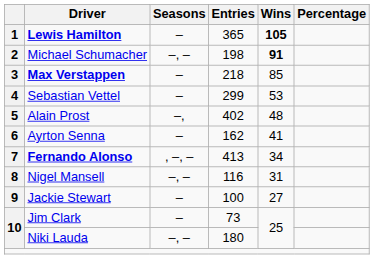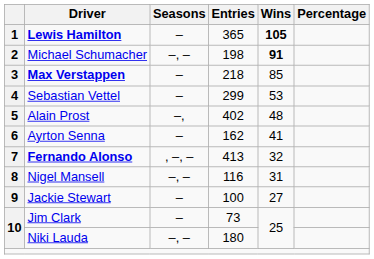(276, 156) 34 -> (276, 156) 32
